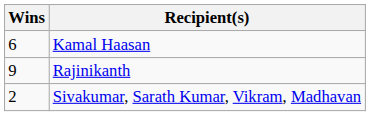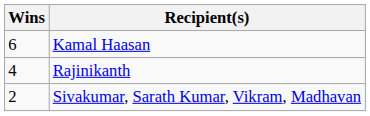(13, 70) 9 -> (13, 70) 4
